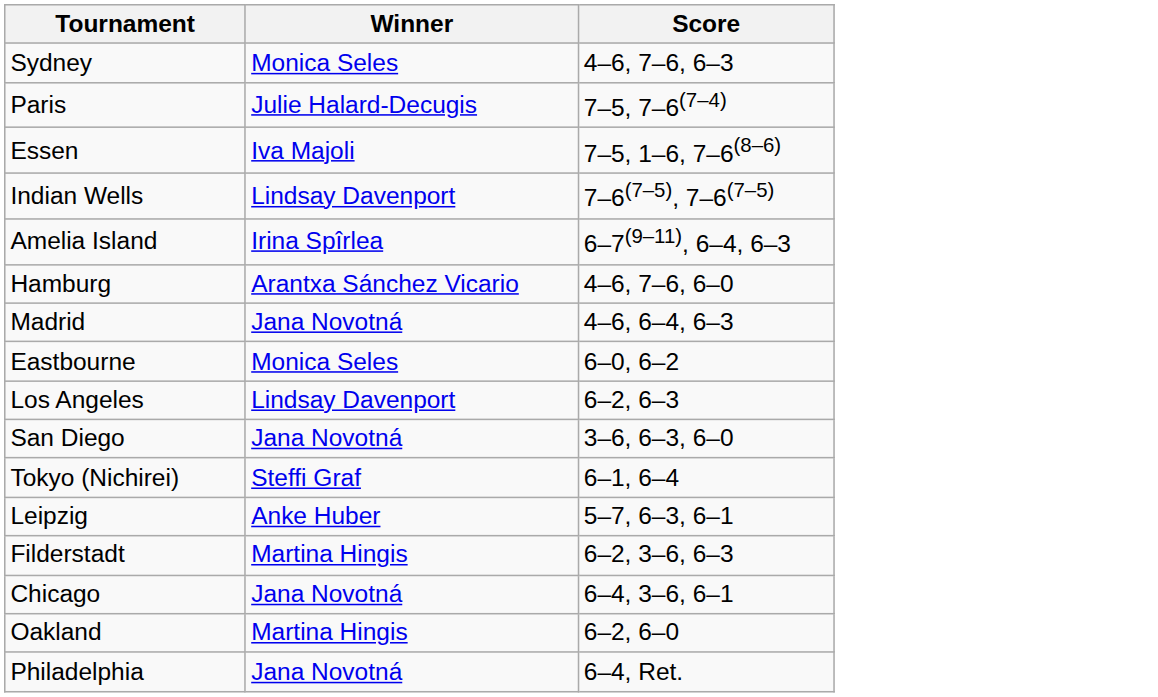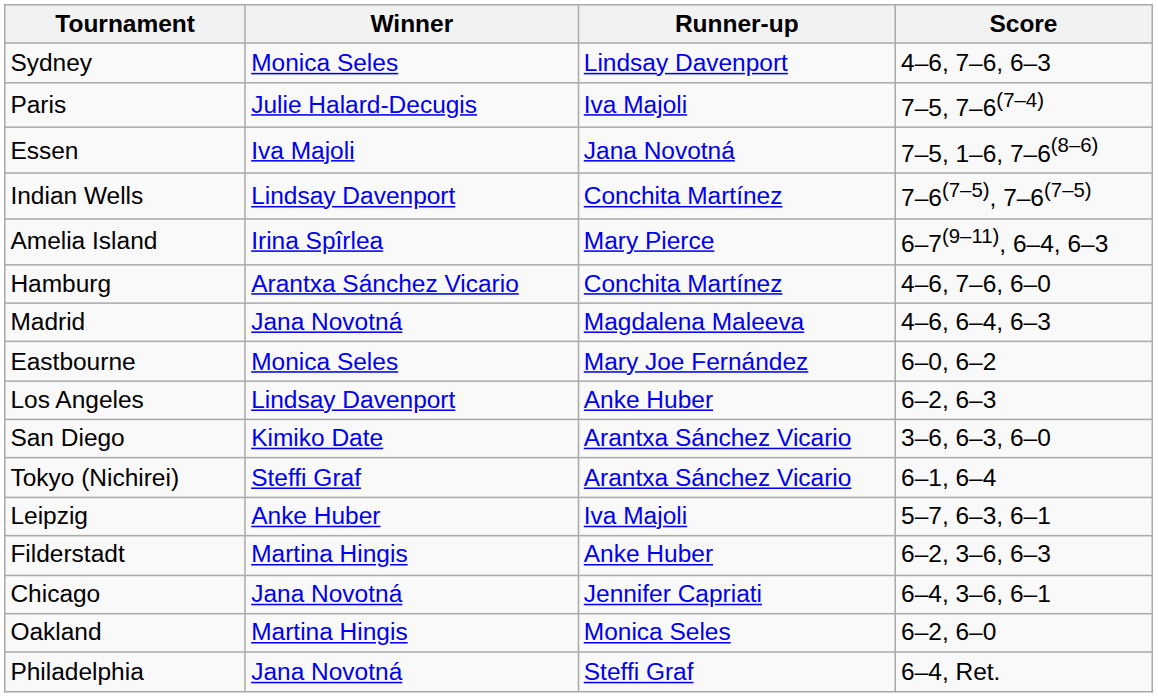+ column: (737, 23)
(327, 438) Jana Novotná -> (317, 438) Kimiko Date
